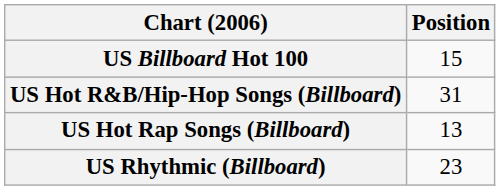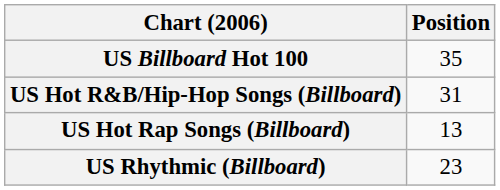(451, 58) 15 -> (451, 58) 35
